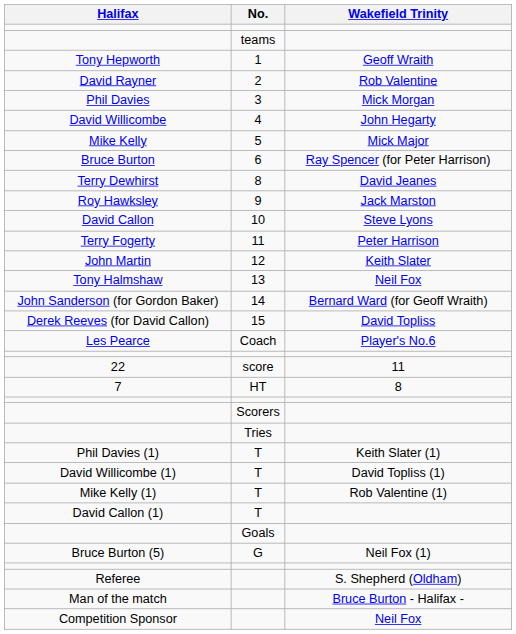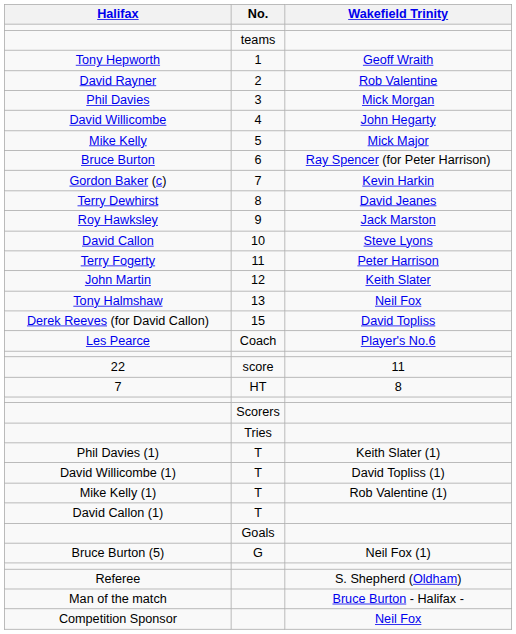+ row: (118, 180)
- row: (118, 300)
